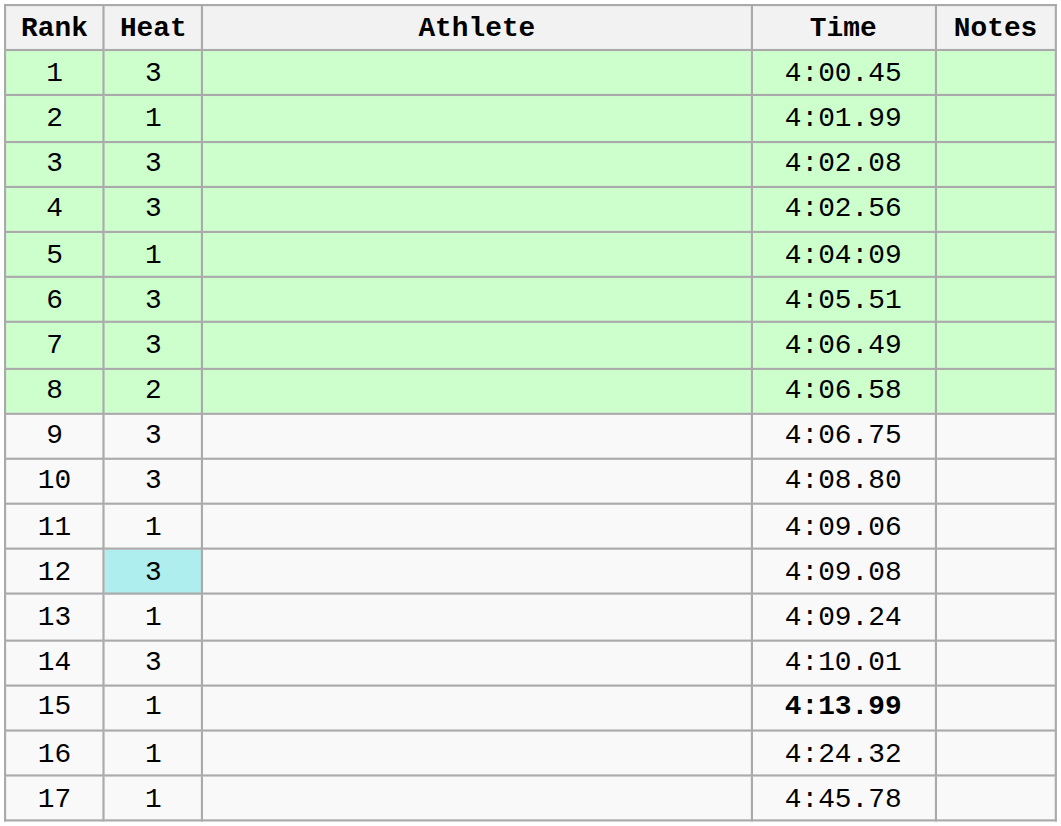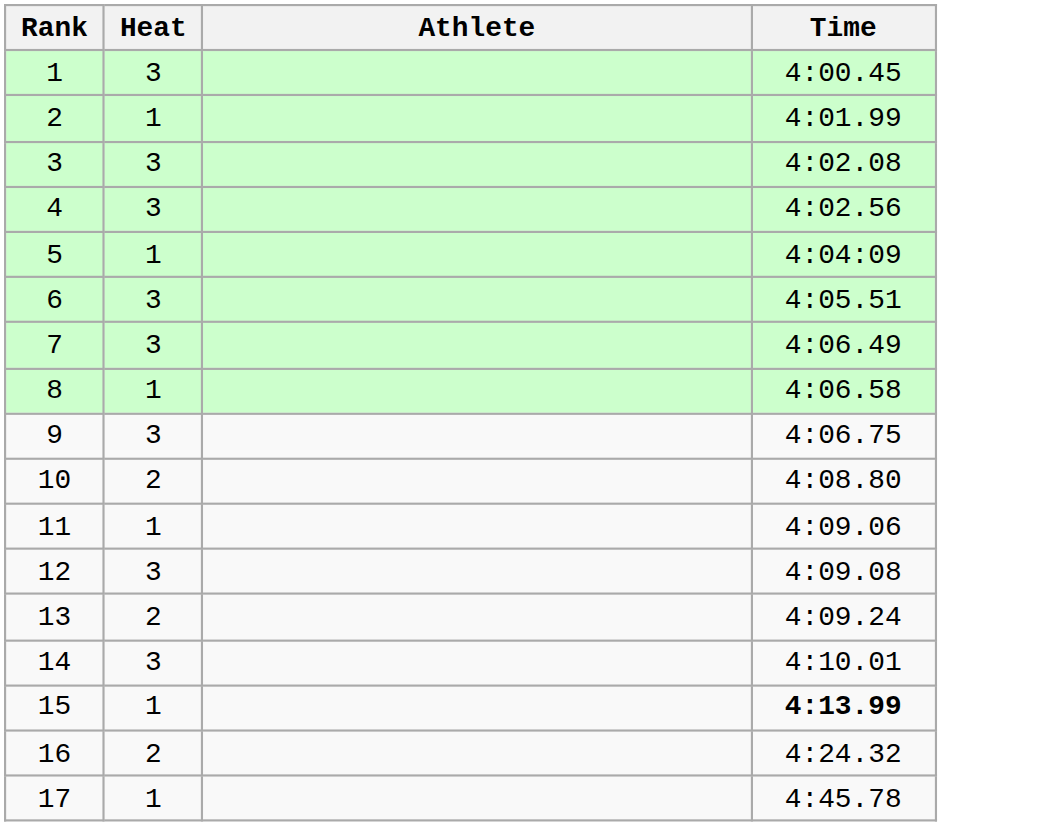- column: (996, 28)
(153, 390) 2 -> (153, 390) 1
(153, 481) 3 -> (153, 481) 2
(153, 572) paleturquoise background -> (153, 572) no background
(153, 617) 1 -> (153, 617) 2
(153, 753) 1 -> (153, 753) 2
